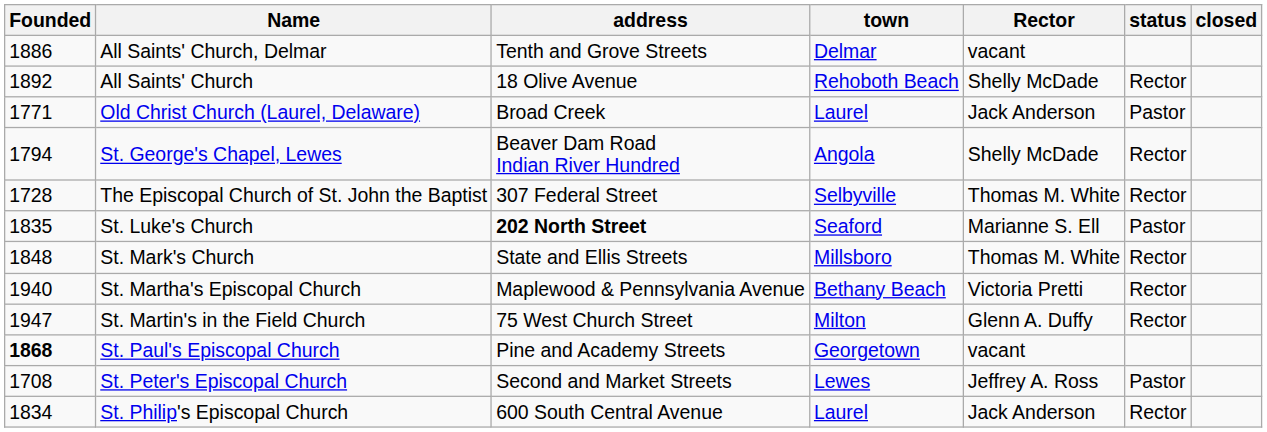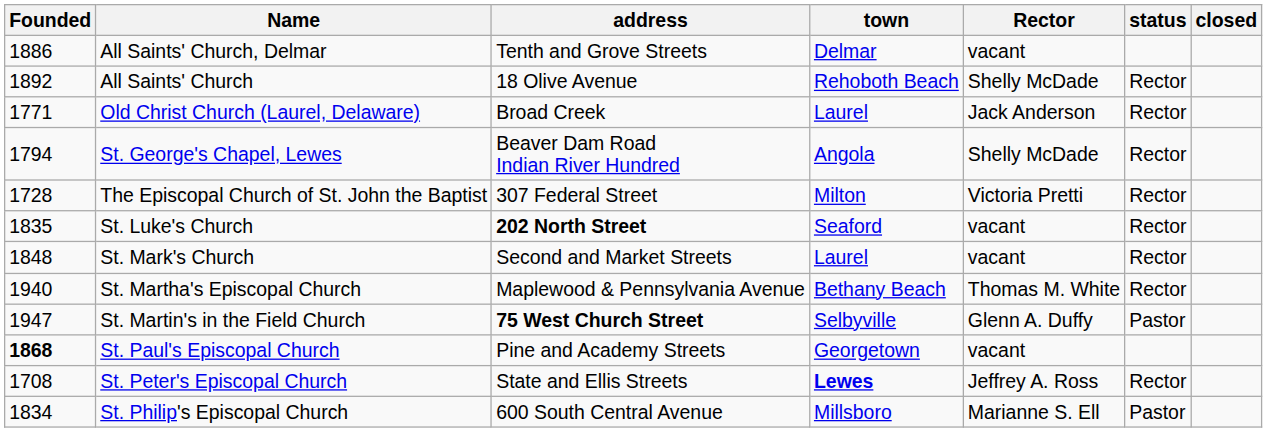(1157, 113) Pastor -> (1158, 113) Rector
(855, 196) Selbyville -> (840, 196) Milton
(1044, 196) Thomas M. White -> (1025, 196) Victoria Pretti
(1034, 227) Marianne S. Ell -> (996, 227) vacant
(1157, 227) Pastor -> (1158, 227) Rector
(592, 258) State and Ellis Streets -> (614, 258) Second and Market Streets
(853, 258) Millsboro -> (841, 258) Laurel
(1044, 258) Thomas M. White -> (996, 258) vacant
(1025, 288) Victoria Pretti -> (1044, 288) Thomas M. White
(594, 319) normal -> (600, 319) bold
(840, 319) Milton -> (855, 319) Selbyville
(1158, 319) Rector -> (1157, 319) Pastor
(614, 381) Second and Market Streets -> (592, 381) State and Ellis Streets
(842, 381) normal -> (844, 381) bold
(1157, 381) Pastor -> (1158, 381) Rector
(841, 412) Laurel -> (853, 412) Millsboro
(1032, 412) Jack Anderson -> (1034, 412) Marianne S. Ell
(1158, 412) Rector -> (1157, 412) Pastor
